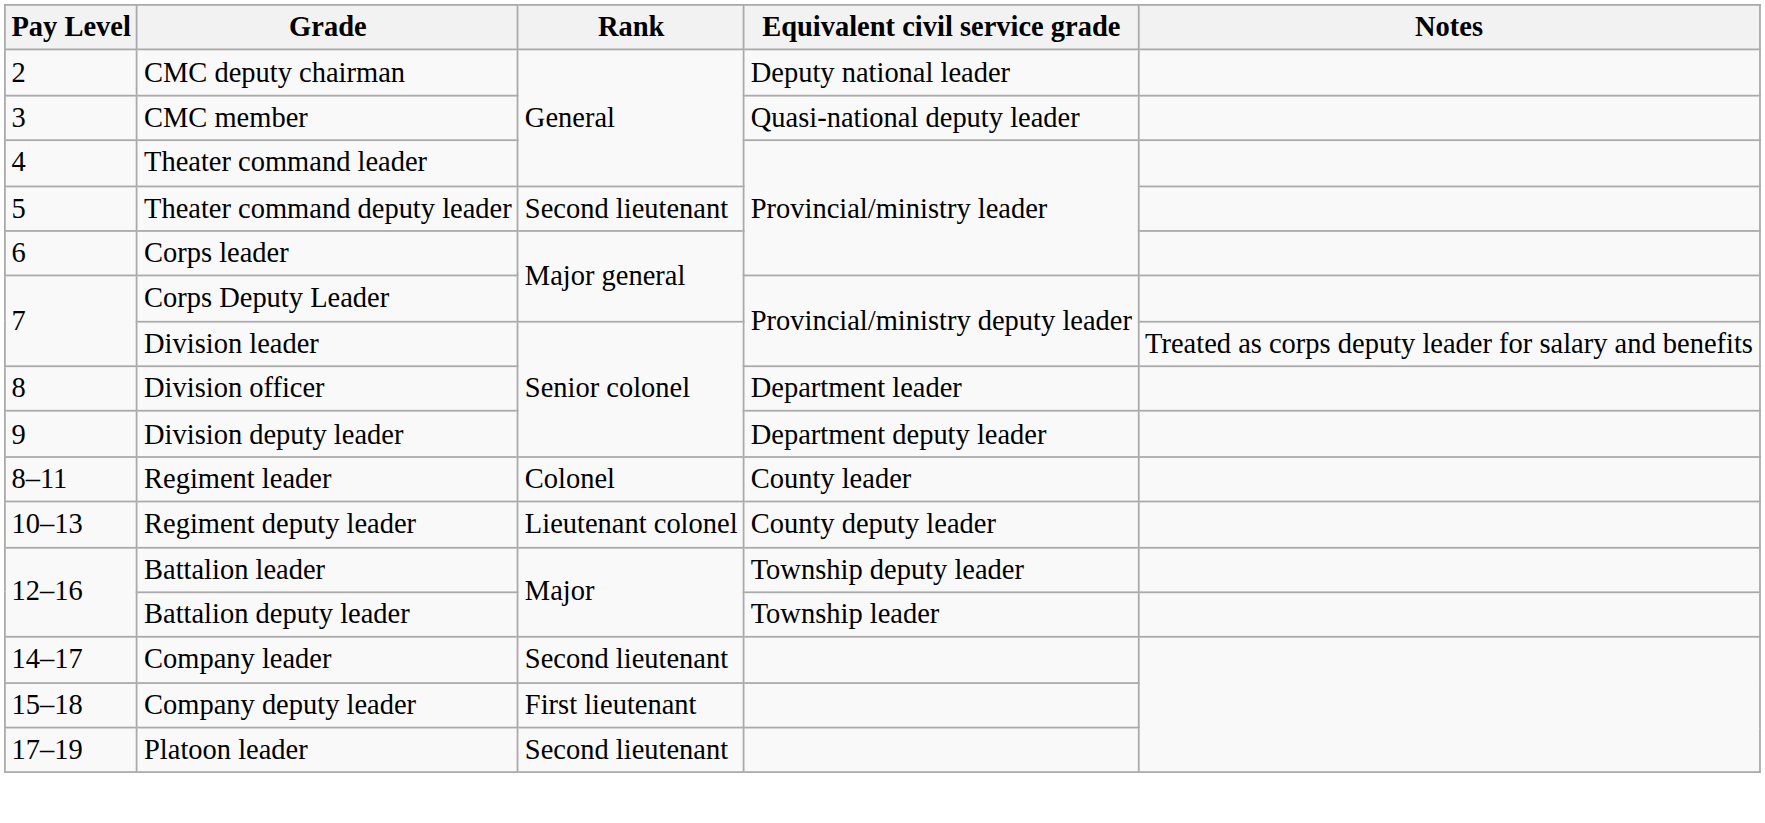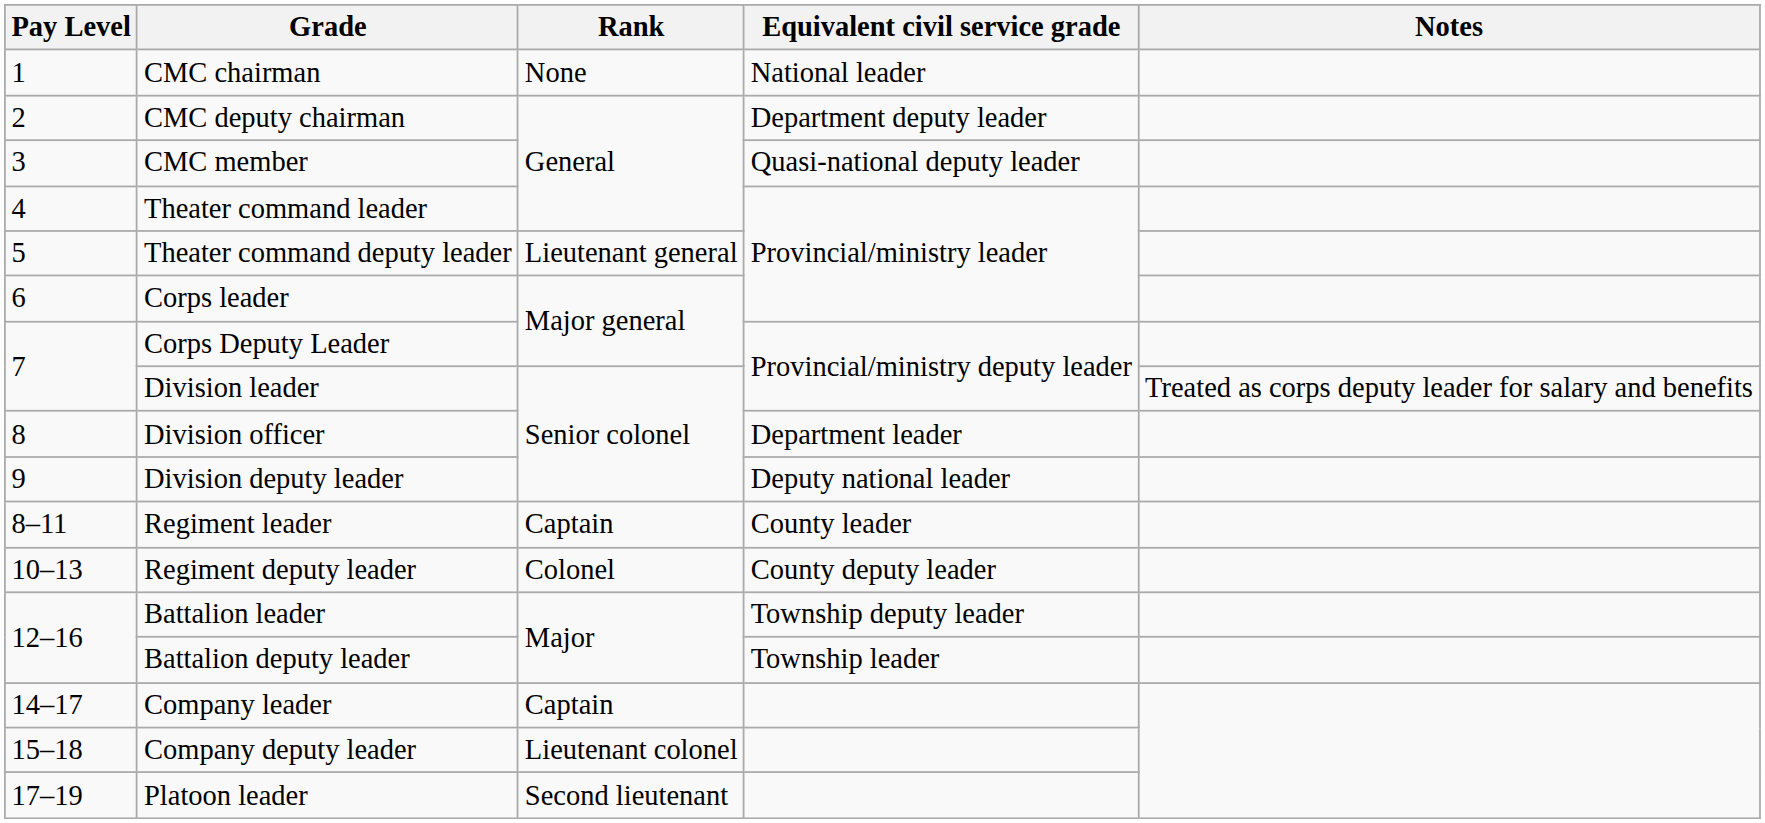+ row: (232, 72)
(880, 72) Deputy national leader -> (899, 117) Department deputy leader
(626, 207) Second lieutenant -> (631, 252) Lieutenant general
(899, 433) Department deputy leader -> (880, 478) Deputy national leader
(570, 478) Colonel -> (569, 523) Captain
(631, 523) Lieutenant colonel -> (570, 569) Colonel
(626, 659) Second lieutenant -> (569, 704) Captain
(611, 704) First lieutenant -> (631, 749) Lieutenant colonel
